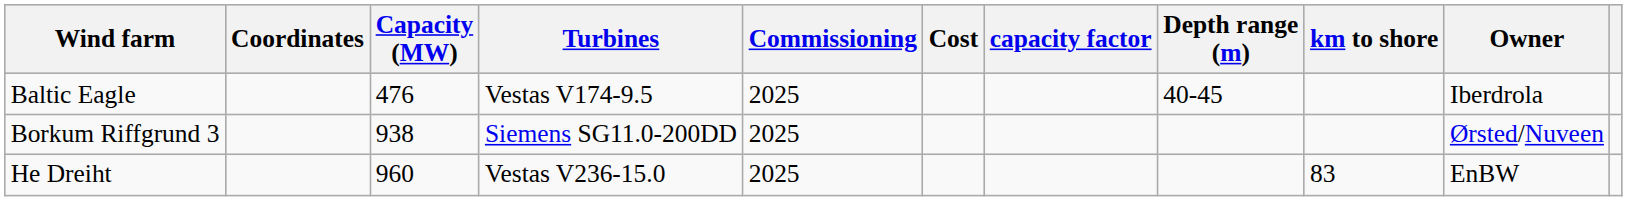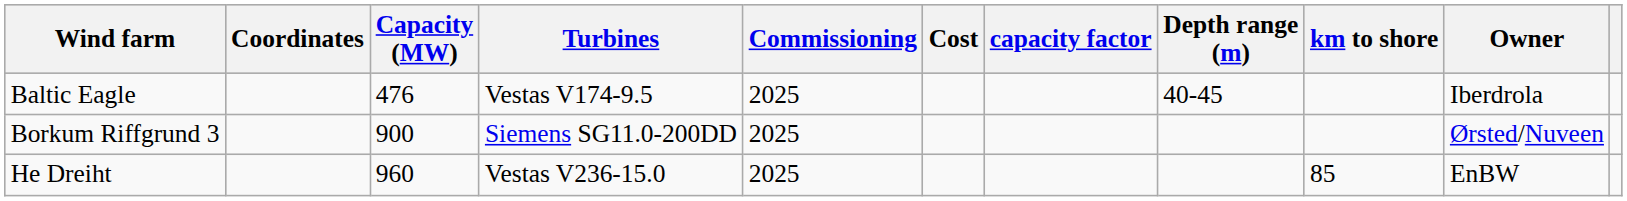(395, 133) 938 -> (395, 133) 900
(1323, 174) 83 -> (1323, 174) 85
